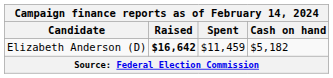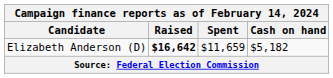(223, 47) $11,459 -> (223, 47) $11,659
